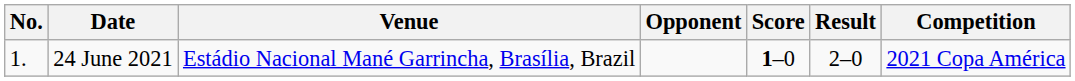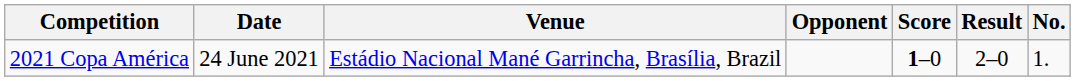columns swapped: (26, 22) <-> (976, 22)
